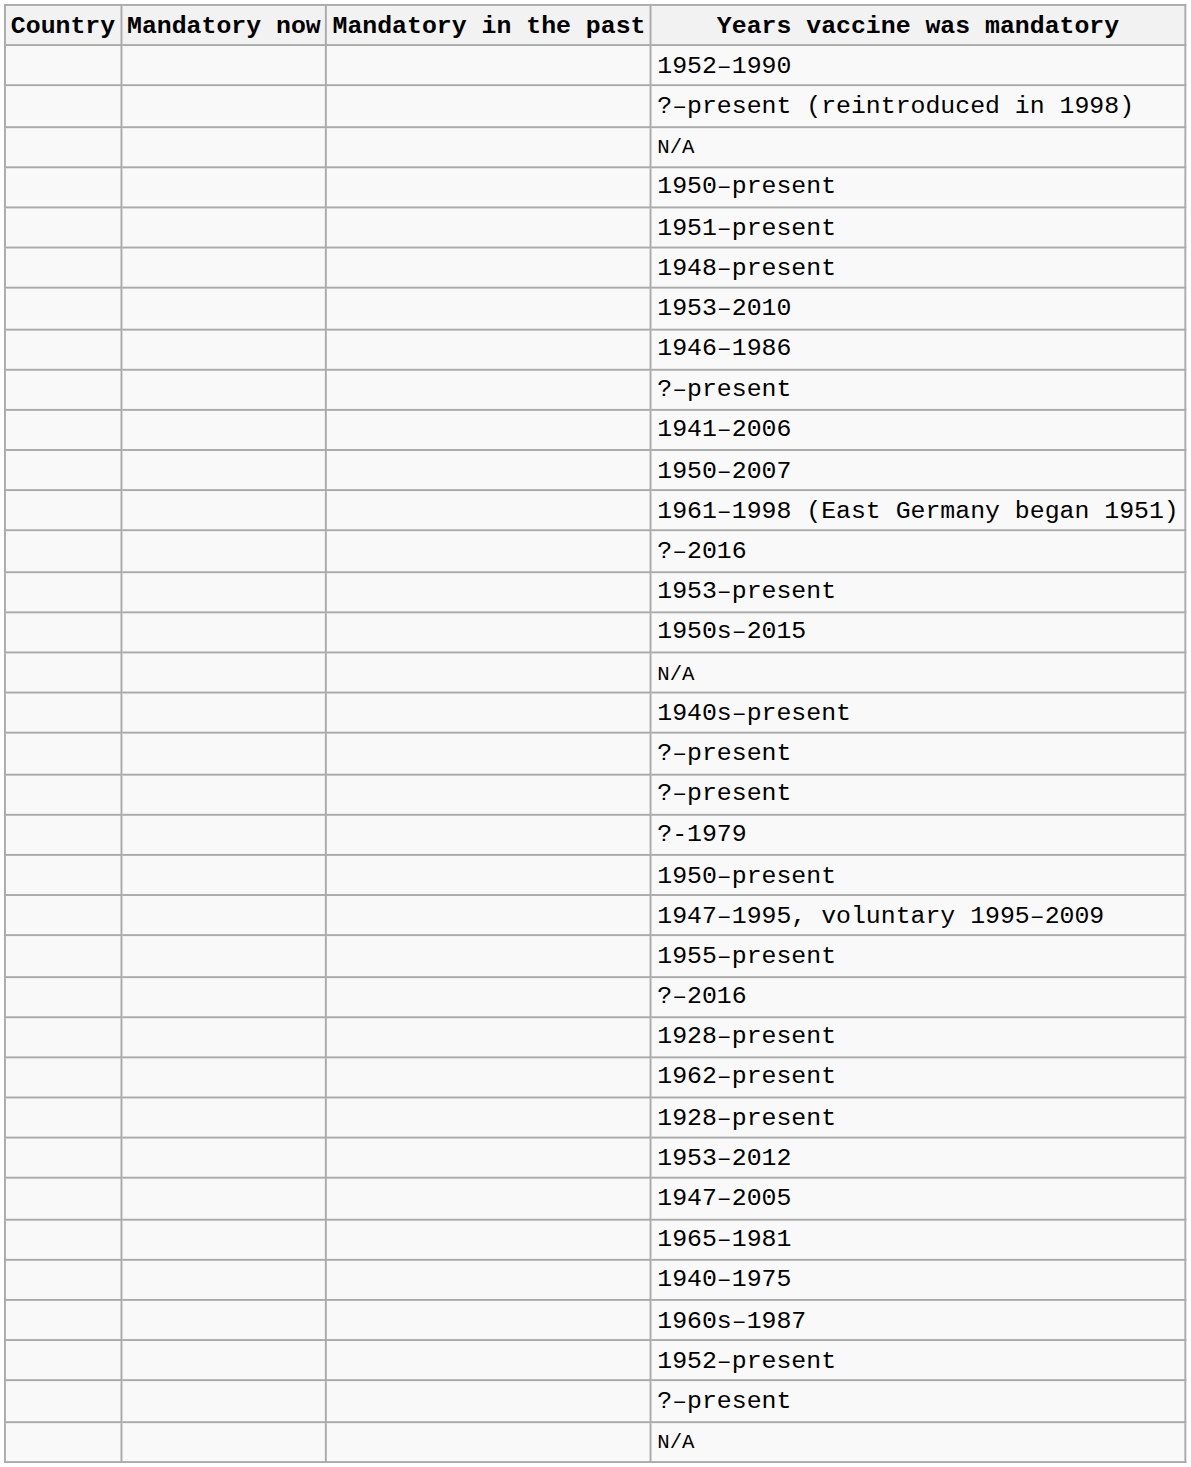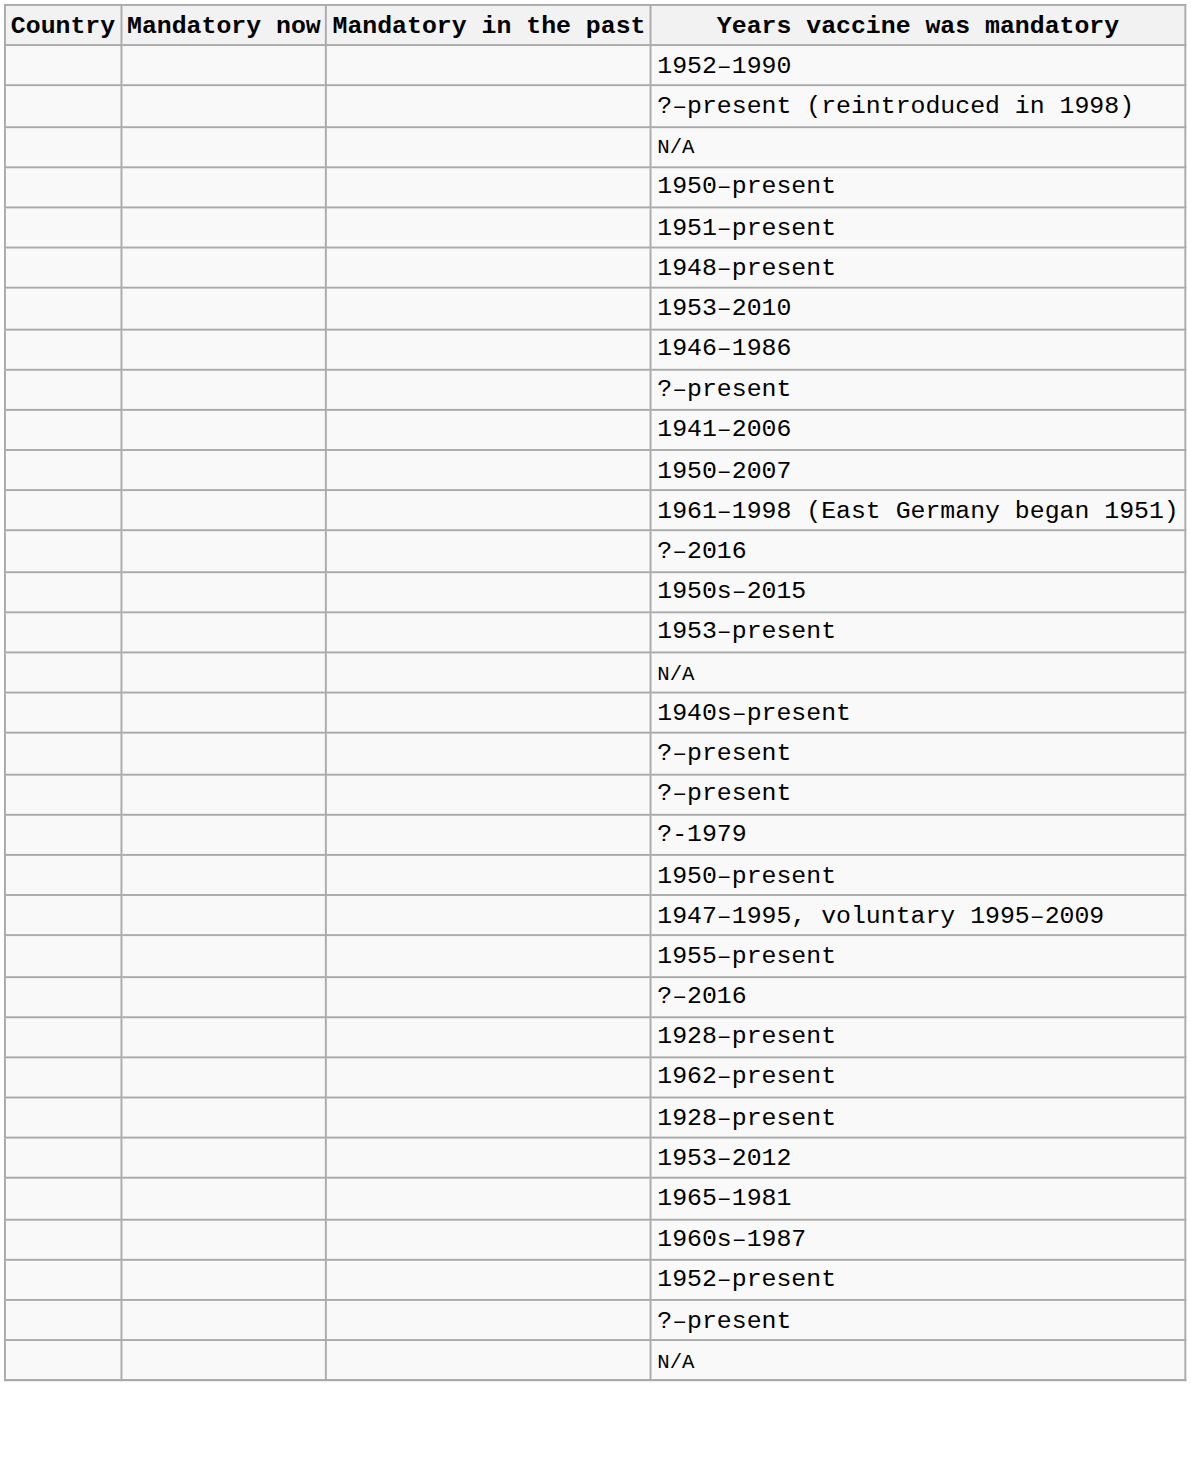rows swapped: (63, 592) <-> (63, 632)
- row: (63, 1199)
- row: (63, 1280)
